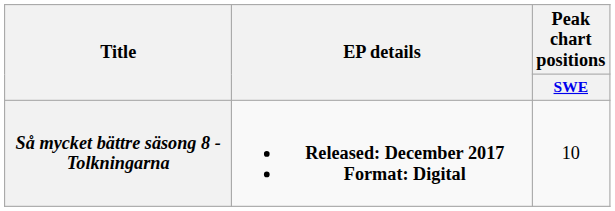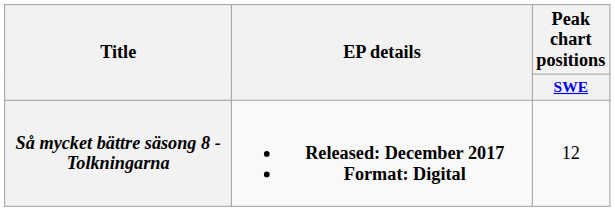(571, 153) 10 -> (571, 153) 12
